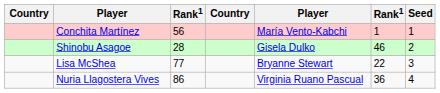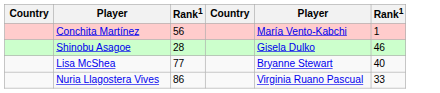- column: (420, 13)
(379, 64) 22 -> (379, 64) 40
(379, 80) 36 -> (379, 80) 33
